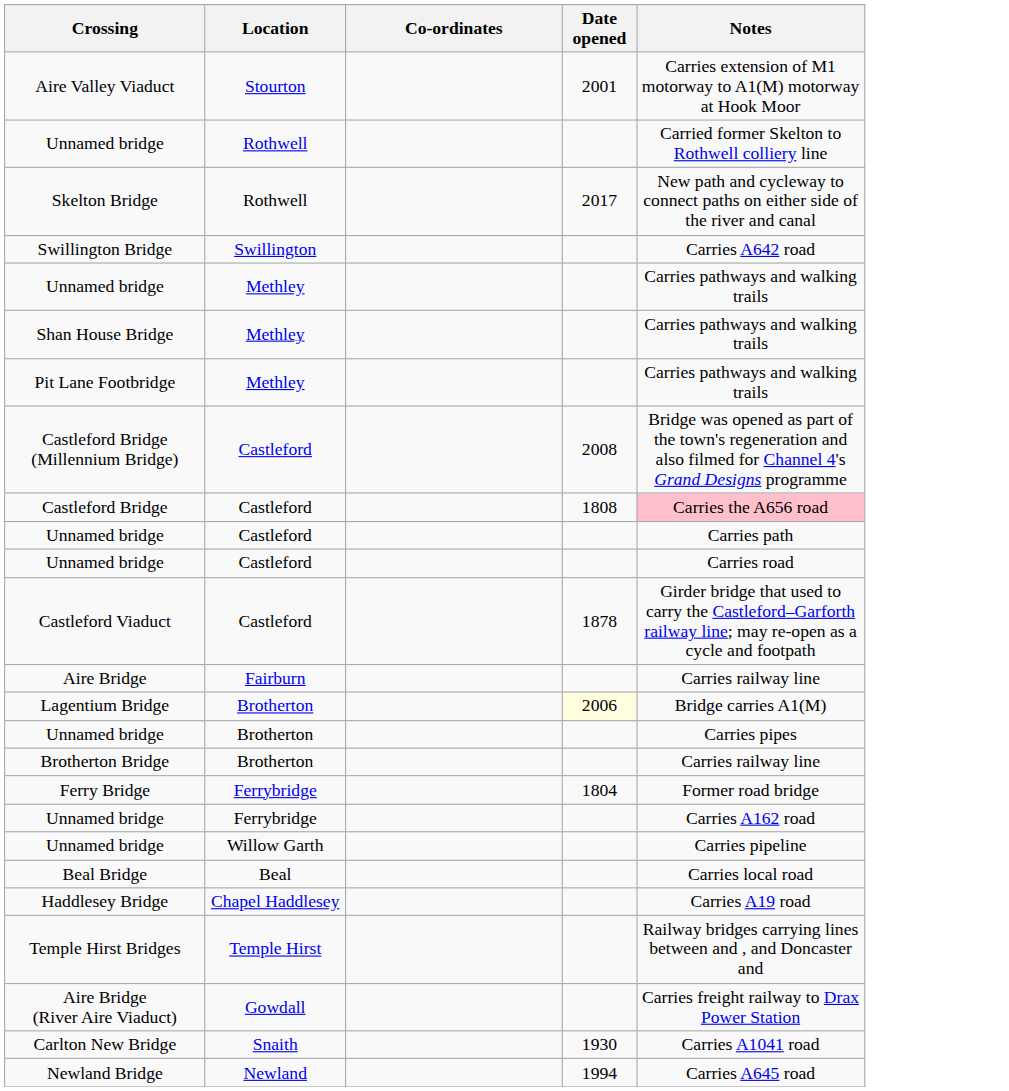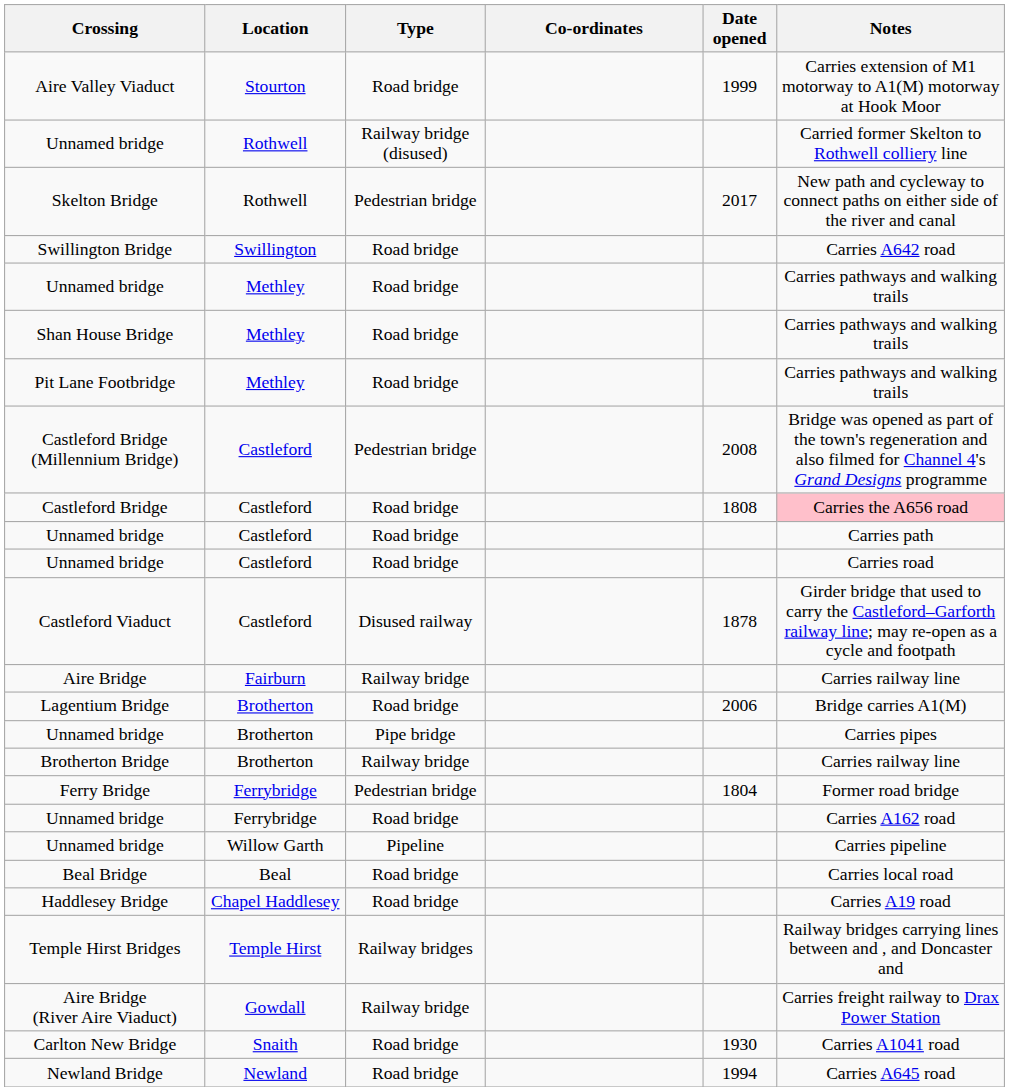+ column: (415, 28)
(599, 85) 2001 -> (740, 85) 1999
(599, 706) lightyellow background -> (740, 706) no background
